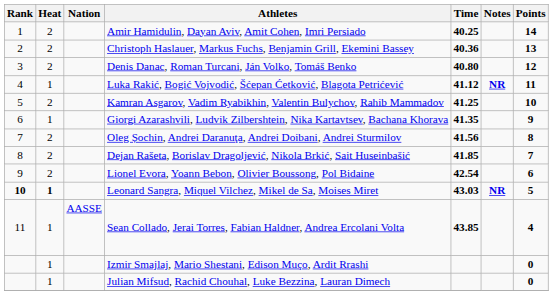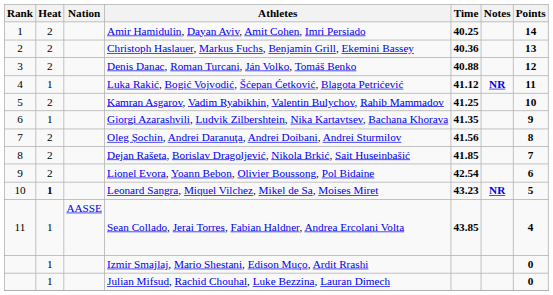(466, 66) 40.80 -> (466, 66) 40.88
(20, 191) bold -> (20, 191) normal
(466, 191) 43.03 -> (466, 191) 43.23
